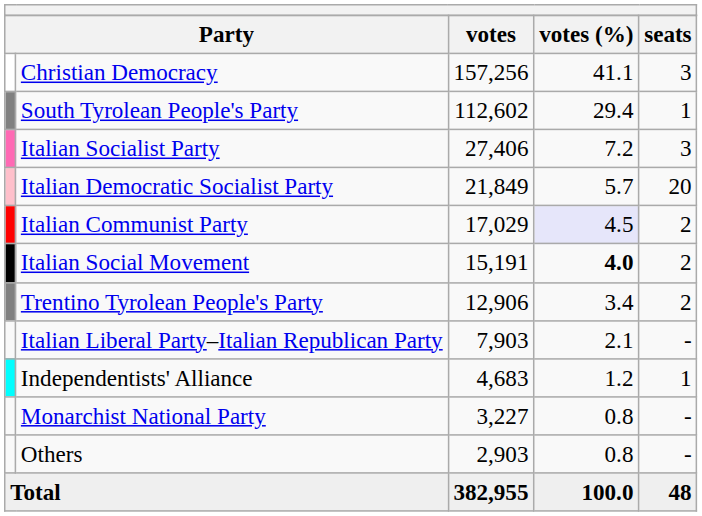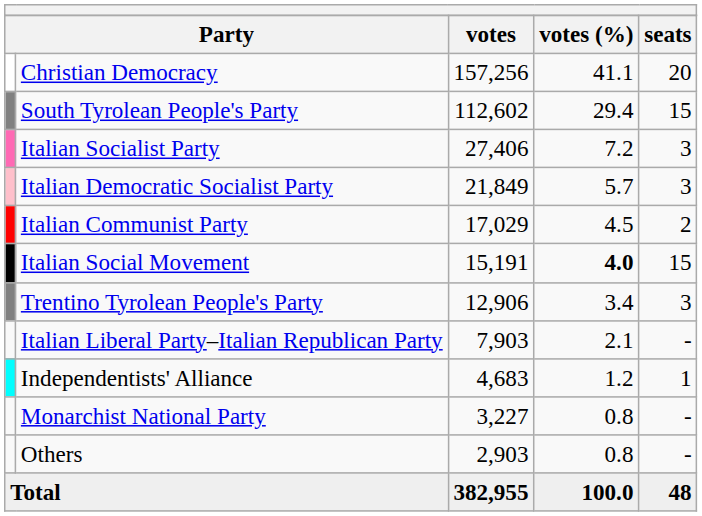(686, 72) 3 -> (680, 72) 20
(686, 110) 1 -> (680, 110) 15
(680, 186) 20 -> (686, 186) 3
(619, 224) lavender background -> (619, 224) no background
(686, 263) 2 -> (680, 263) 15
(686, 301) 2 -> (686, 301) 3
